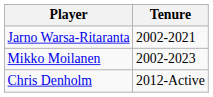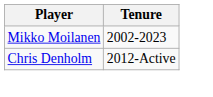- row: (69, 37)
